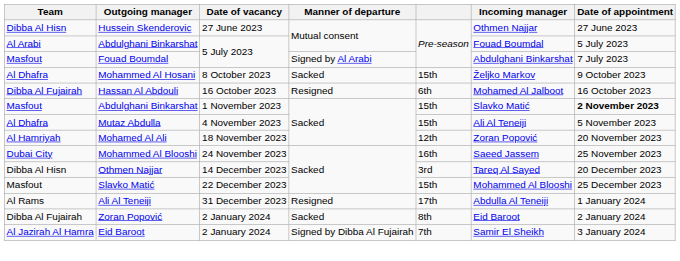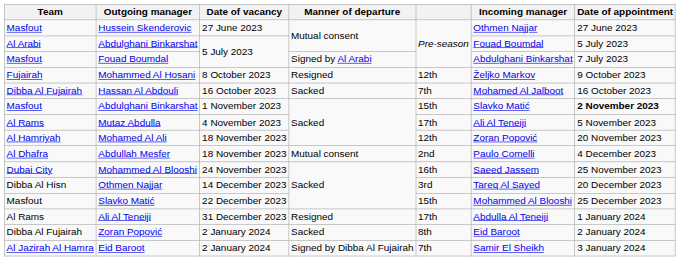(36, 28) Dibba Al Hisn -> (24, 28) Masfout
(27, 75) Al Dhafra -> (25, 75) Fujairah
(308, 75) Sacked -> (312, 75) Resigned
(428, 75) 15th -> (428, 75) 12th
(312, 91) Resigned -> (308, 91) Sacked
(425, 91) 6th -> (425, 91) 7th
(27, 122) Al Dhafra -> (25, 122) Al Rams
(428, 122) 15th -> (428, 122) 17th
+ row: (134, 153)
